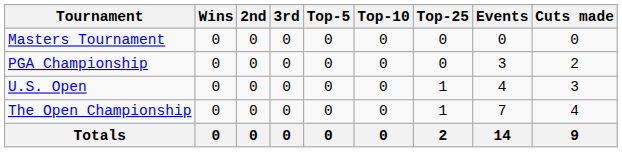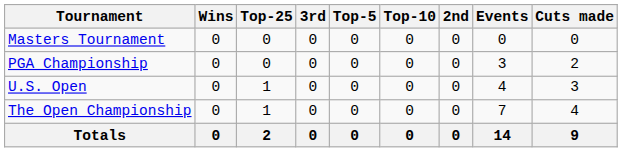columns swapped: (253, 16) <-> (443, 16)
